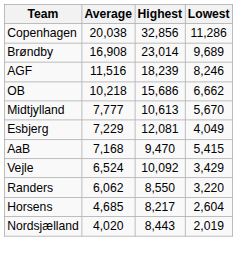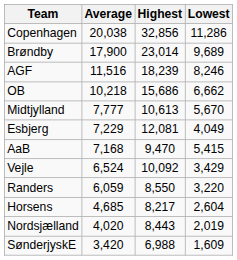(108, 52) 16,908 -> (108, 52) 17,900
(108, 187) 6,062 -> (108, 187) 6,059
+ row: (42, 245)
